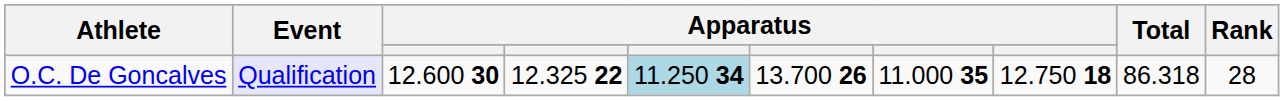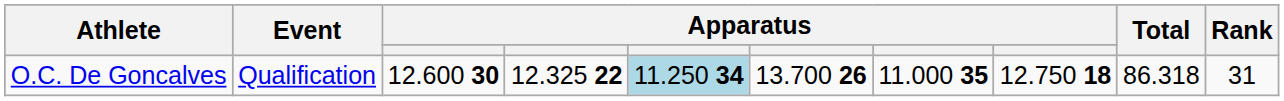(307, 76) lavender background -> (307, 76) no background
(1242, 76) 28 -> (1242, 76) 31
